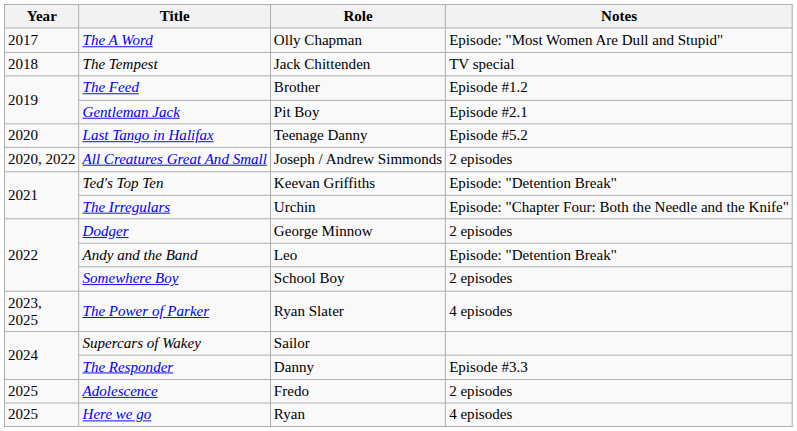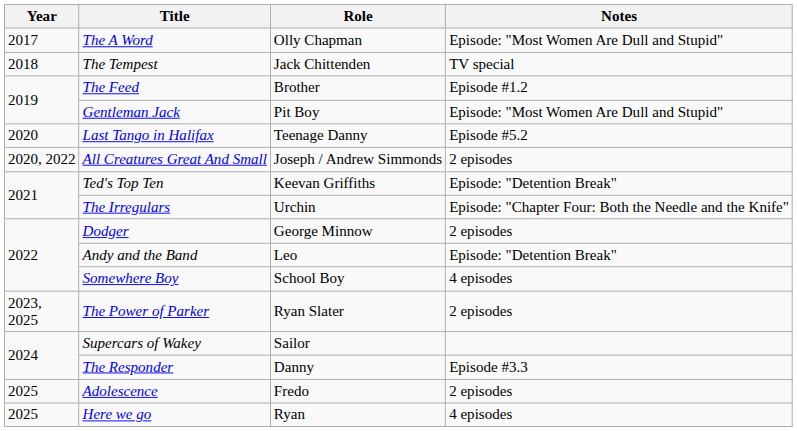(488, 111) Episode #2.1 -> (586, 111) Episode: "Most Women Are Dull and Stupid"
(481, 278) 2 episodes -> (481, 278) 4 episodes
(481, 311) 4 episodes -> (481, 311) 2 episodes
